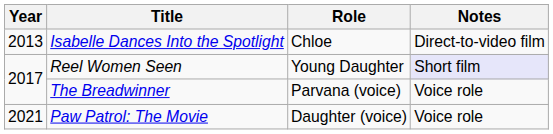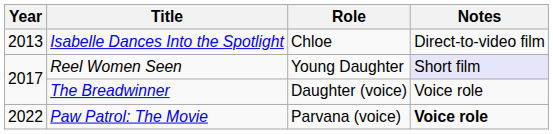(346, 91) Parvana (voice) -> (349, 91) Daughter (voice)
(26, 116) 2021 -> (26, 116) 2022
(349, 116) Daughter (voice) -> (346, 116) Parvana (voice)
(449, 116) normal -> (451, 116) bold
